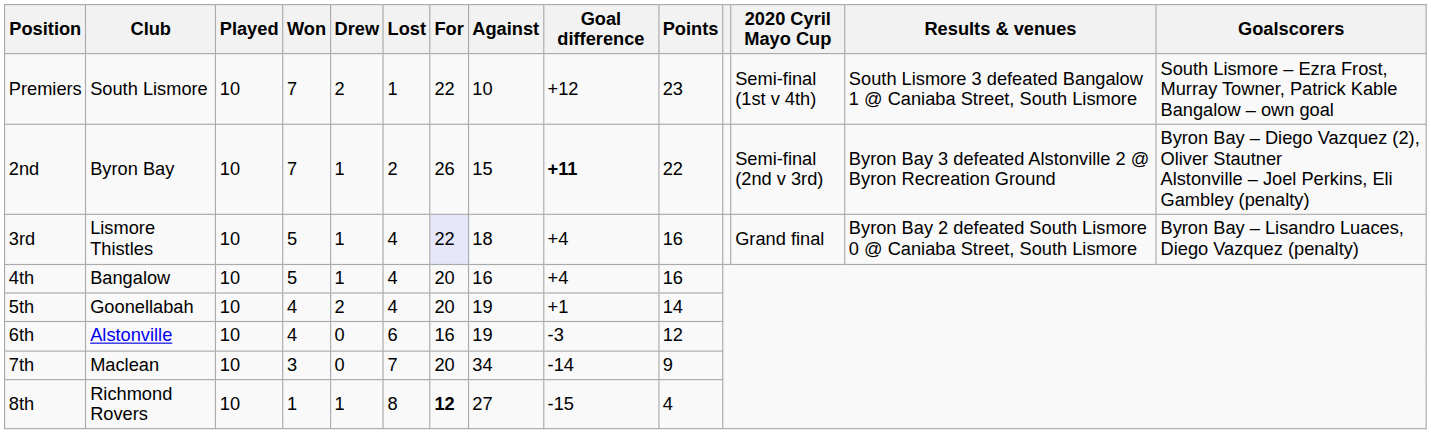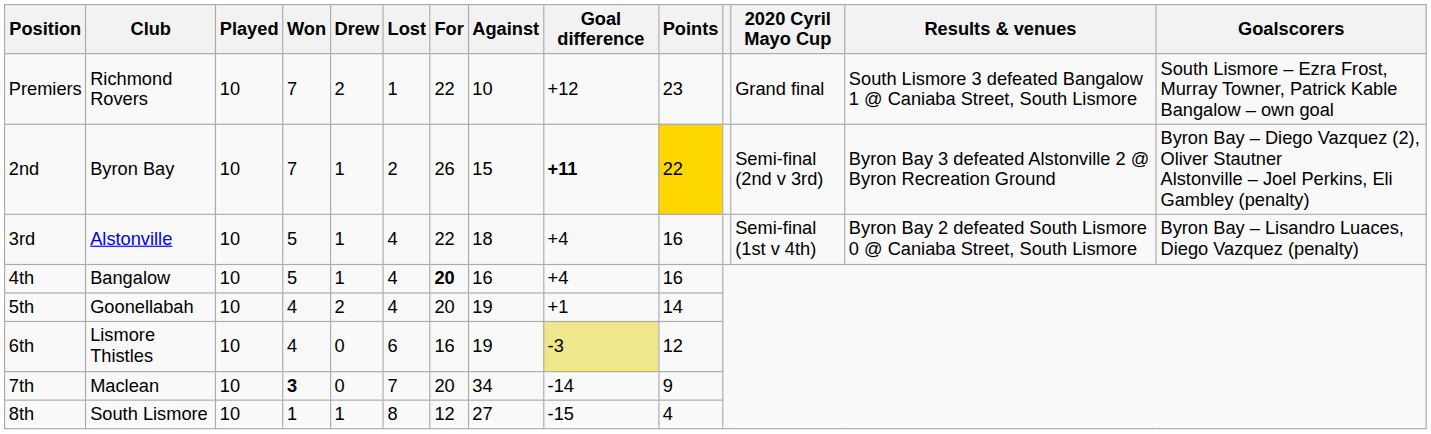(149, 88) South Lismore -> (131, 88) Richmond Rovers
(776, 88) Semi-final (1st v 4th) -> (780, 88) Grand final
(673, 169) no background -> (673, 169) gold background
(123, 239) Lismore Thistles -> (131, 239) Alstonville
(445, 239) lavender background -> (445, 239) no background
(780, 239) Grand final -> (776, 239) Semi-final (1st v 4th)
(445, 278) normal -> (445, 278) bold
(131, 336) Alstonville -> (123, 346) Lismore Thistles
(556, 336) no background -> (556, 346) khaki background
(292, 365) normal -> (292, 385) bold
(131, 404) Richmond Rovers -> (149, 414) South Lismore
(445, 404) bold -> (445, 414) normal
